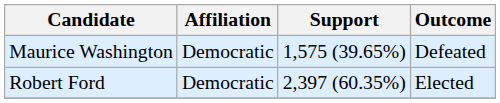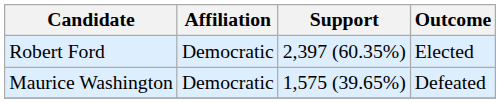rows swapped: (57, 82) <-> (91, 51)
